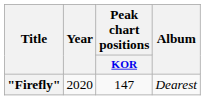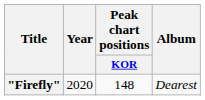(124, 84) 147 -> (124, 84) 148
